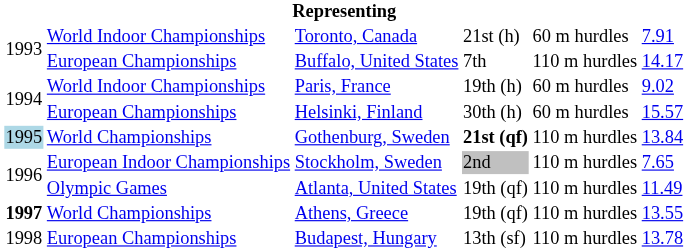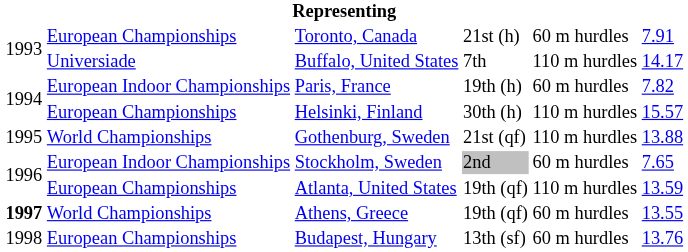(156, 36) World Indoor Championships -> (142, 36) European Championships
(142, 61) European Championships -> (91, 61) Universiade
(156, 86) World Indoor Championships -> (168, 86) European Indoor Championships
(658, 86) 9.02 -> (658, 86) 7.82
(581, 111) 60 m hurdles -> (585, 111) 110 m hurdles
(24, 137) lightblue background -> (24, 137) no background
(495, 137) bold -> (494, 137) normal
(662, 137) 13.84 -> (662, 137) 13.88
(585, 162) 110 m hurdles -> (581, 162) 60 m hurdles
(107, 187) Olympic Games -> (142, 187) European Championships
(662, 187) 11.49 -> (662, 187) 13.59
(585, 213) 110 m hurdles -> (581, 213) 60 m hurdles
(585, 238) 110 m hurdles -> (581, 238) 60 m hurdles
(662, 238) 13.78 -> (662, 238) 13.76
